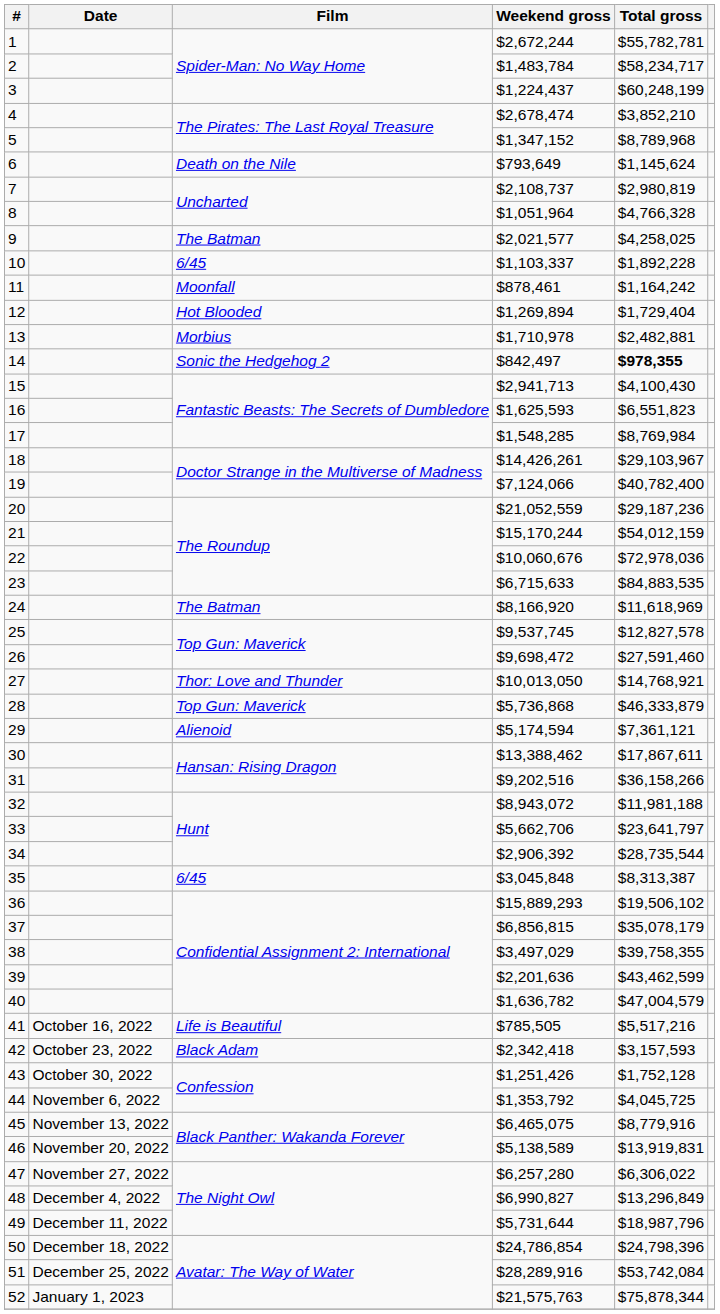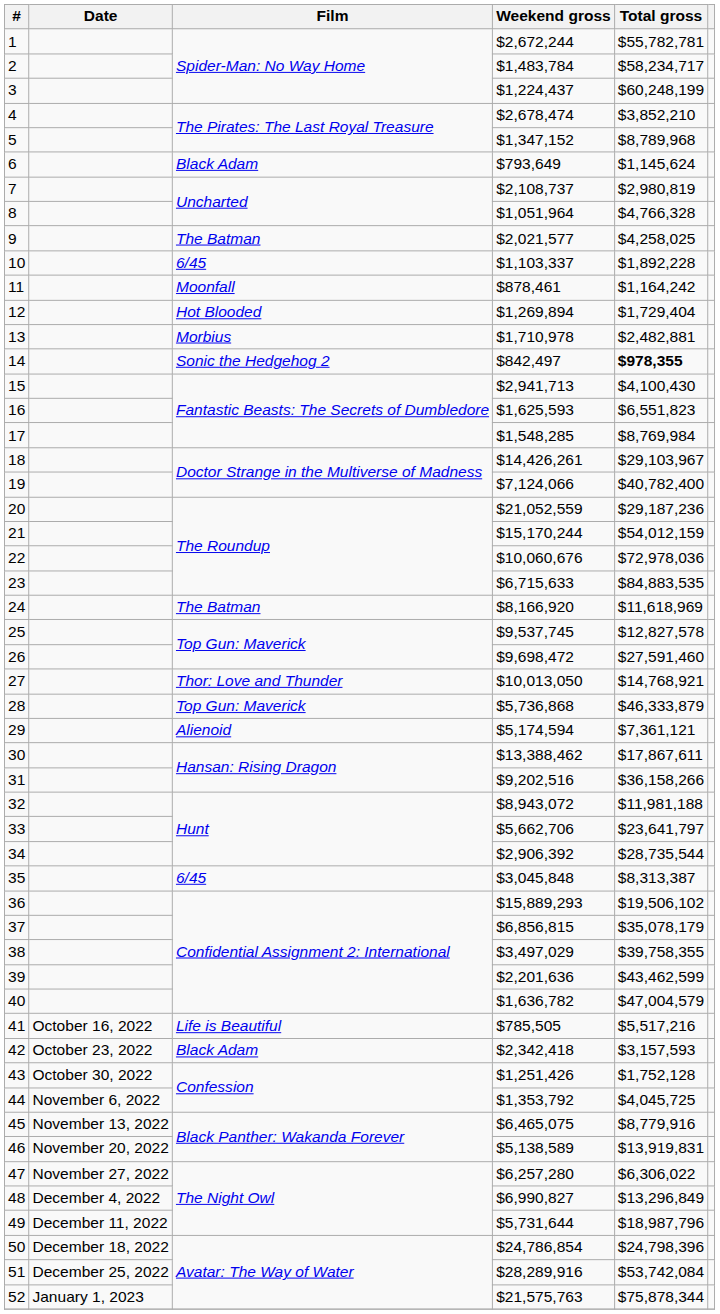(236, 164) Death on the Nile -> (217, 164) Black Adam
